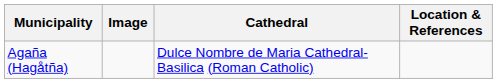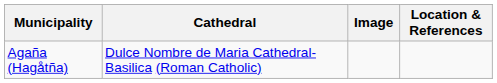columns swapped: (277, 22) <-> (128, 22)
